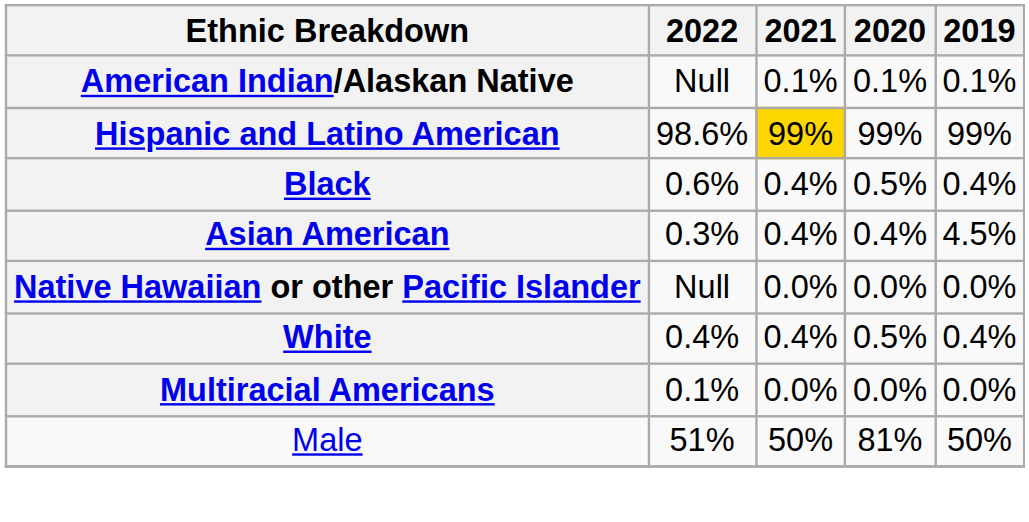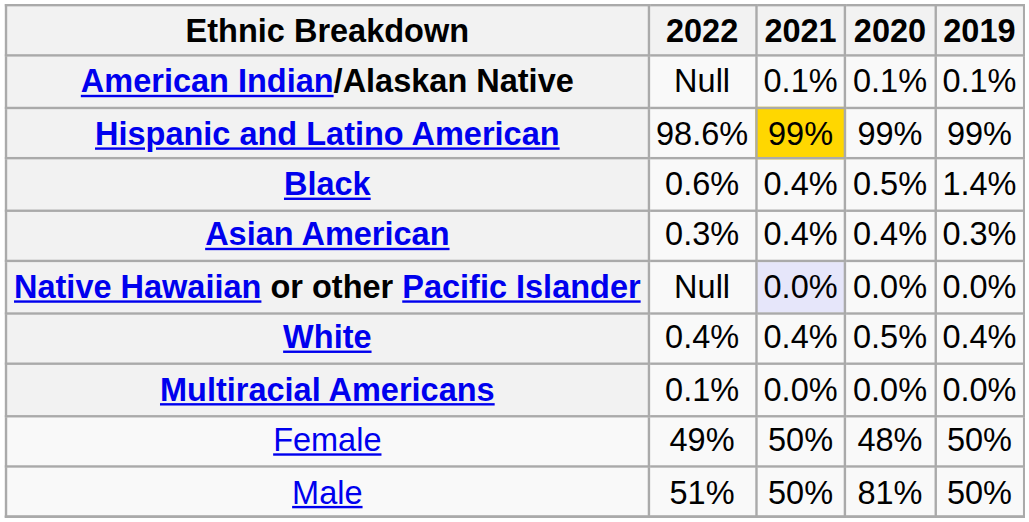(979, 185) 0.4% -> (979, 185) 1.4%
(979, 236) 4.5% -> (979, 236) 0.3%
(801, 287) no background -> (801, 287) lavender background
+ row: (327, 441)
